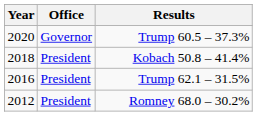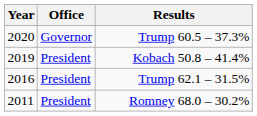(21, 57) 2018 -> (21, 57) 2019
(21, 100) 2012 -> (21, 100) 2011
